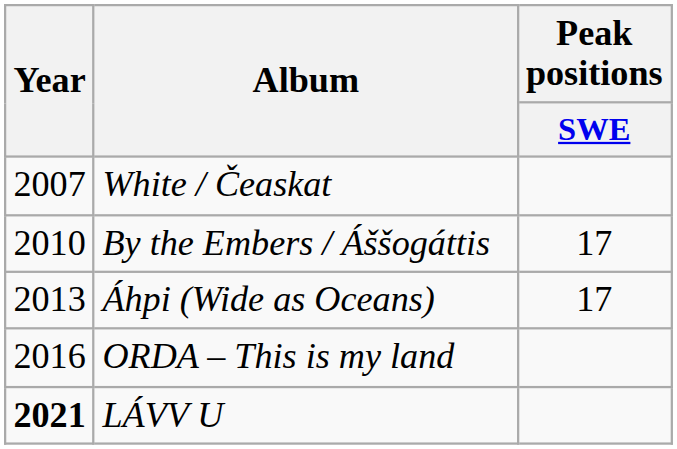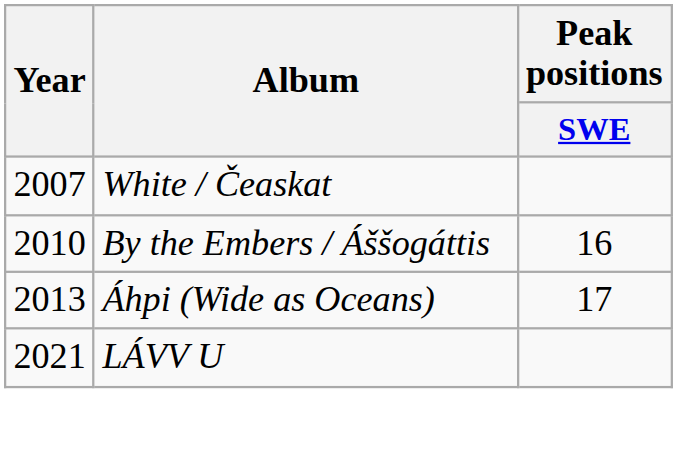(594, 242) 17 -> (594, 242) 16
- row: (278, 356)
(50, 414) bold -> (50, 356) normal
